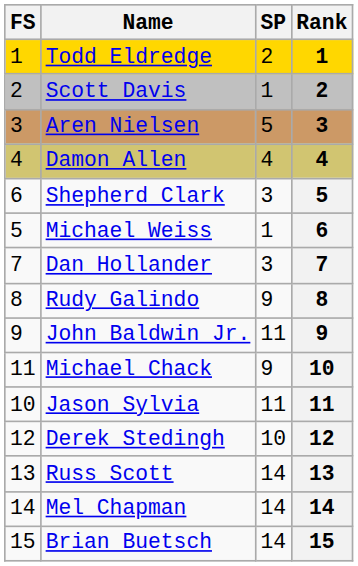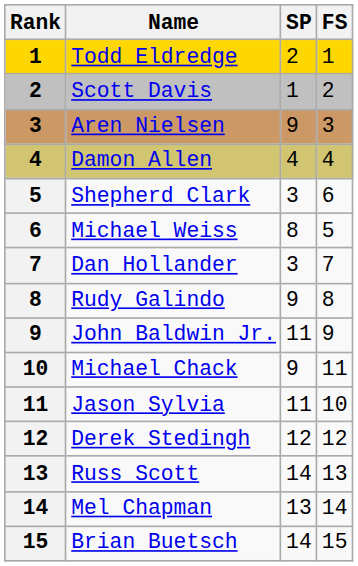columns swapped: (322, 22) <-> (23, 22)
(267, 126) 5 -> (293, 126) 9
(267, 231) 1 -> (293, 231) 8
(273, 439) 10 -> (299, 439) 12
(273, 509) 14 -> (299, 509) 13
